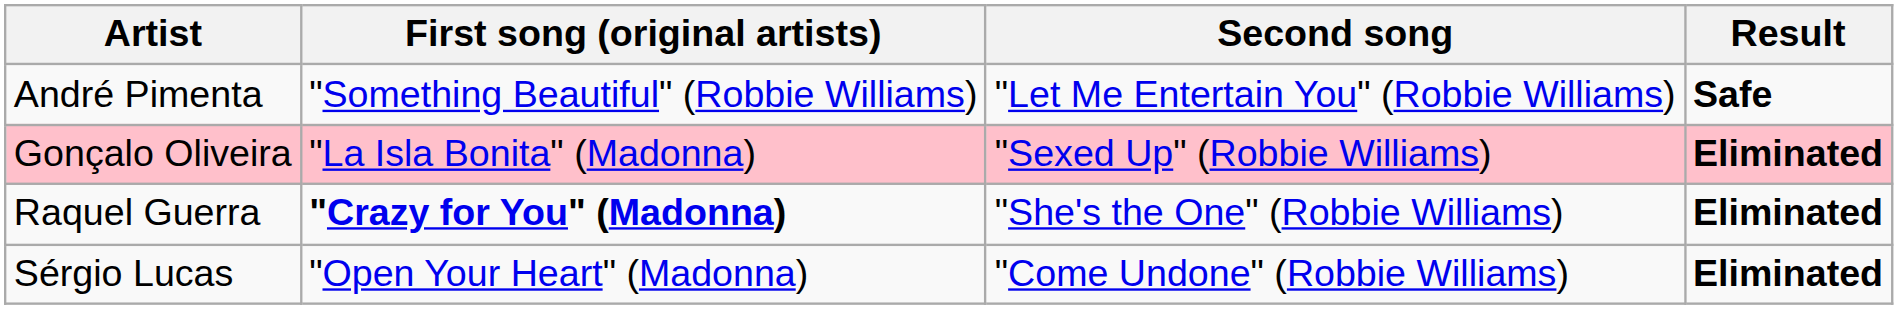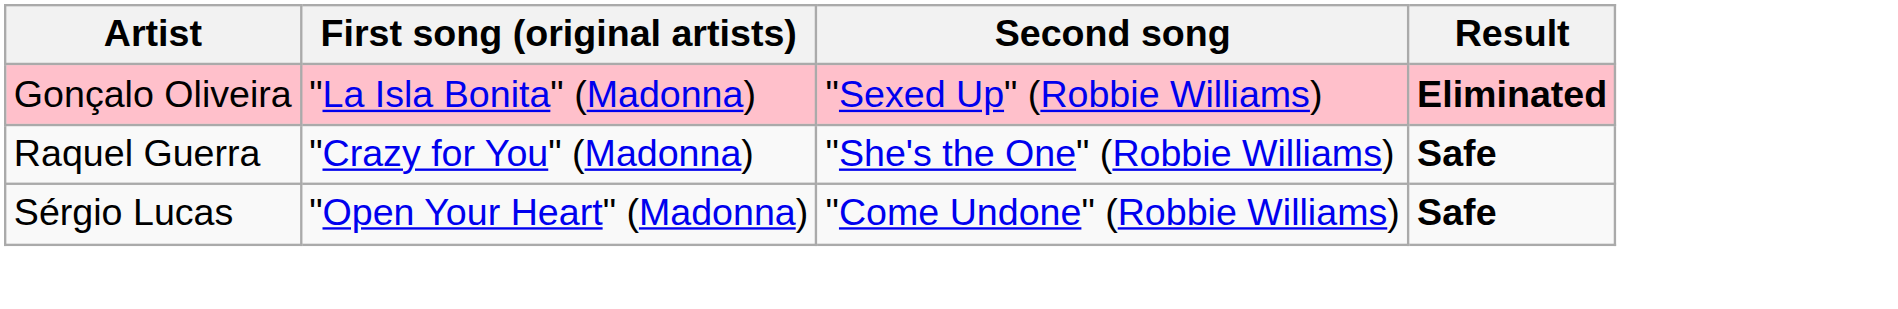- row: (138, 93)
(548, 213) bold -> (532, 153) normal
(1788, 213) Eliminated -> (1457, 153) Safe
(1788, 272) Eliminated -> (1457, 213) Safe
